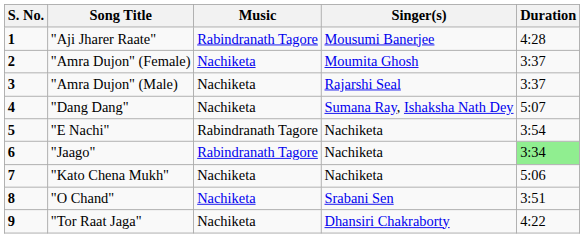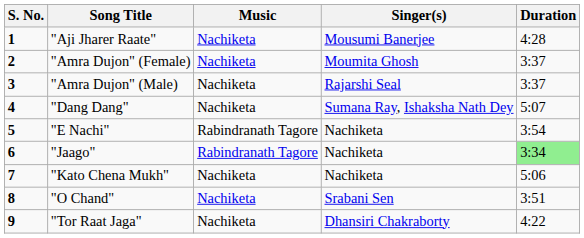(258, 38) Rabindranath Tagore -> (226, 38) Nachiketa
